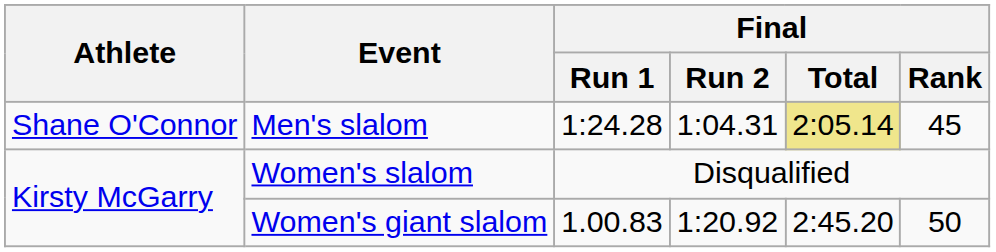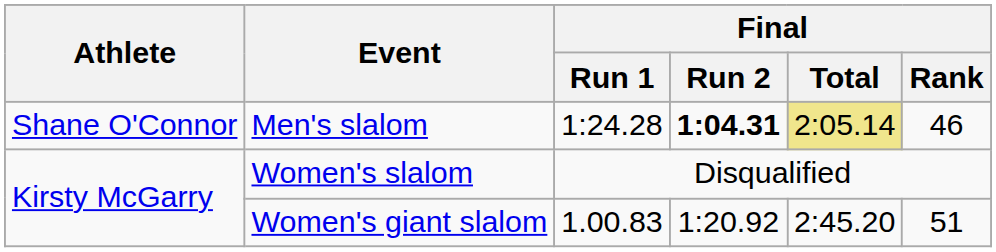(728, 125) normal -> (728, 125) bold
(945, 125) 45 -> (947, 125) 46
(945, 221) 50 -> (947, 221) 51
